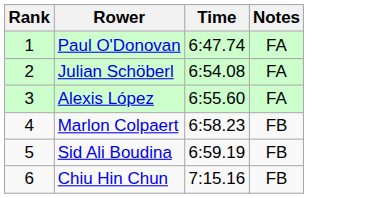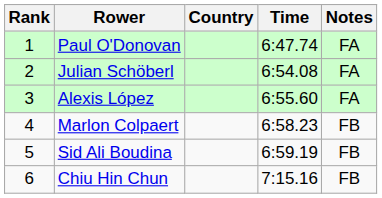+ column: (221, 17)
